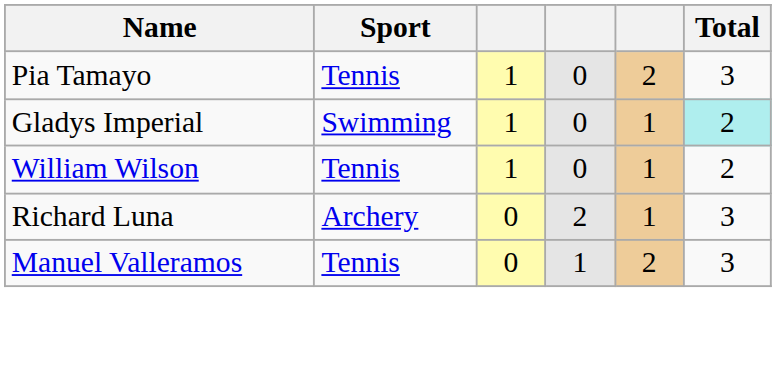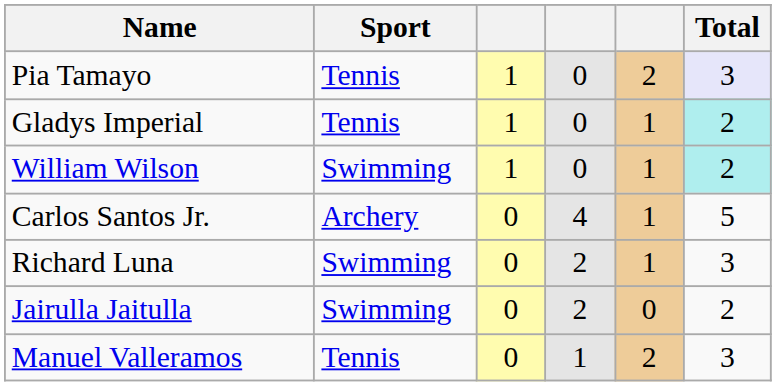(727, 74) no background -> (727, 74) lavender background
(386, 121) Swimming -> (361, 121) Tennis
(361, 168) Tennis -> (386, 168) Swimming
(727, 168) no background -> (727, 168) paleturquoise background
+ row: (111, 215)
(370, 215) Archery -> (386, 262) Swimming
+ row: (102, 309)
